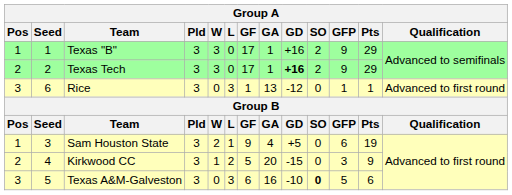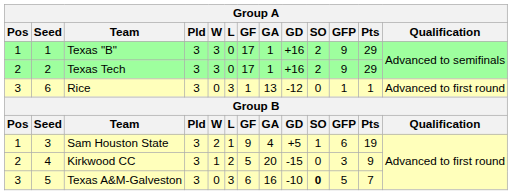(294, 69) bold -> (294, 69) normal
(318, 143) 0 -> (318, 143) 1
(370, 180) 6 -> (370, 180) 7
